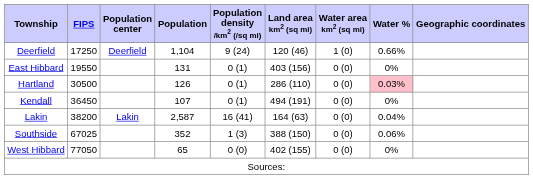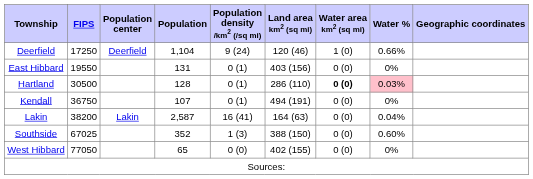(183, 84) 126 -> (183, 84) 128
(343, 84) normal -> (343, 84) bold
(84, 100) 36450 -> (84, 100) 36750
(392, 133) 0.06% -> (392, 133) 0.60%
